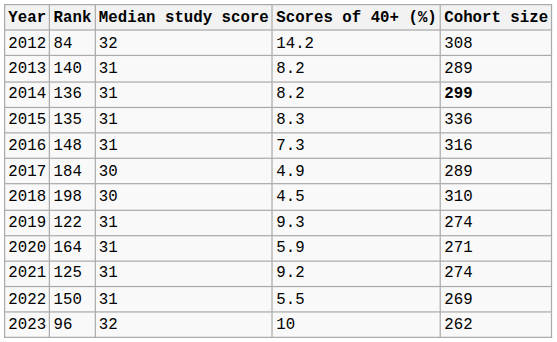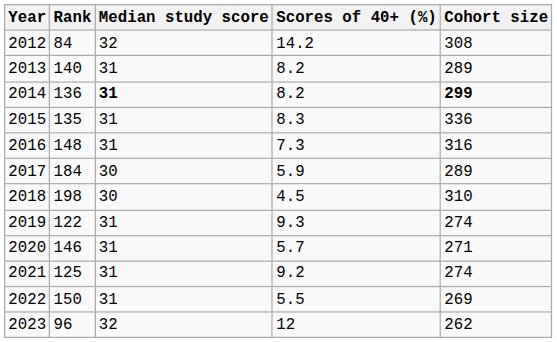(108, 94) normal -> (108, 94) bold
(290, 171) 4.9 -> (290, 171) 5.9
(68, 248) 164 -> (68, 248) 146
(290, 248) 5.9 -> (290, 248) 5.7
(286, 325) 10 -> (286, 325) 12
